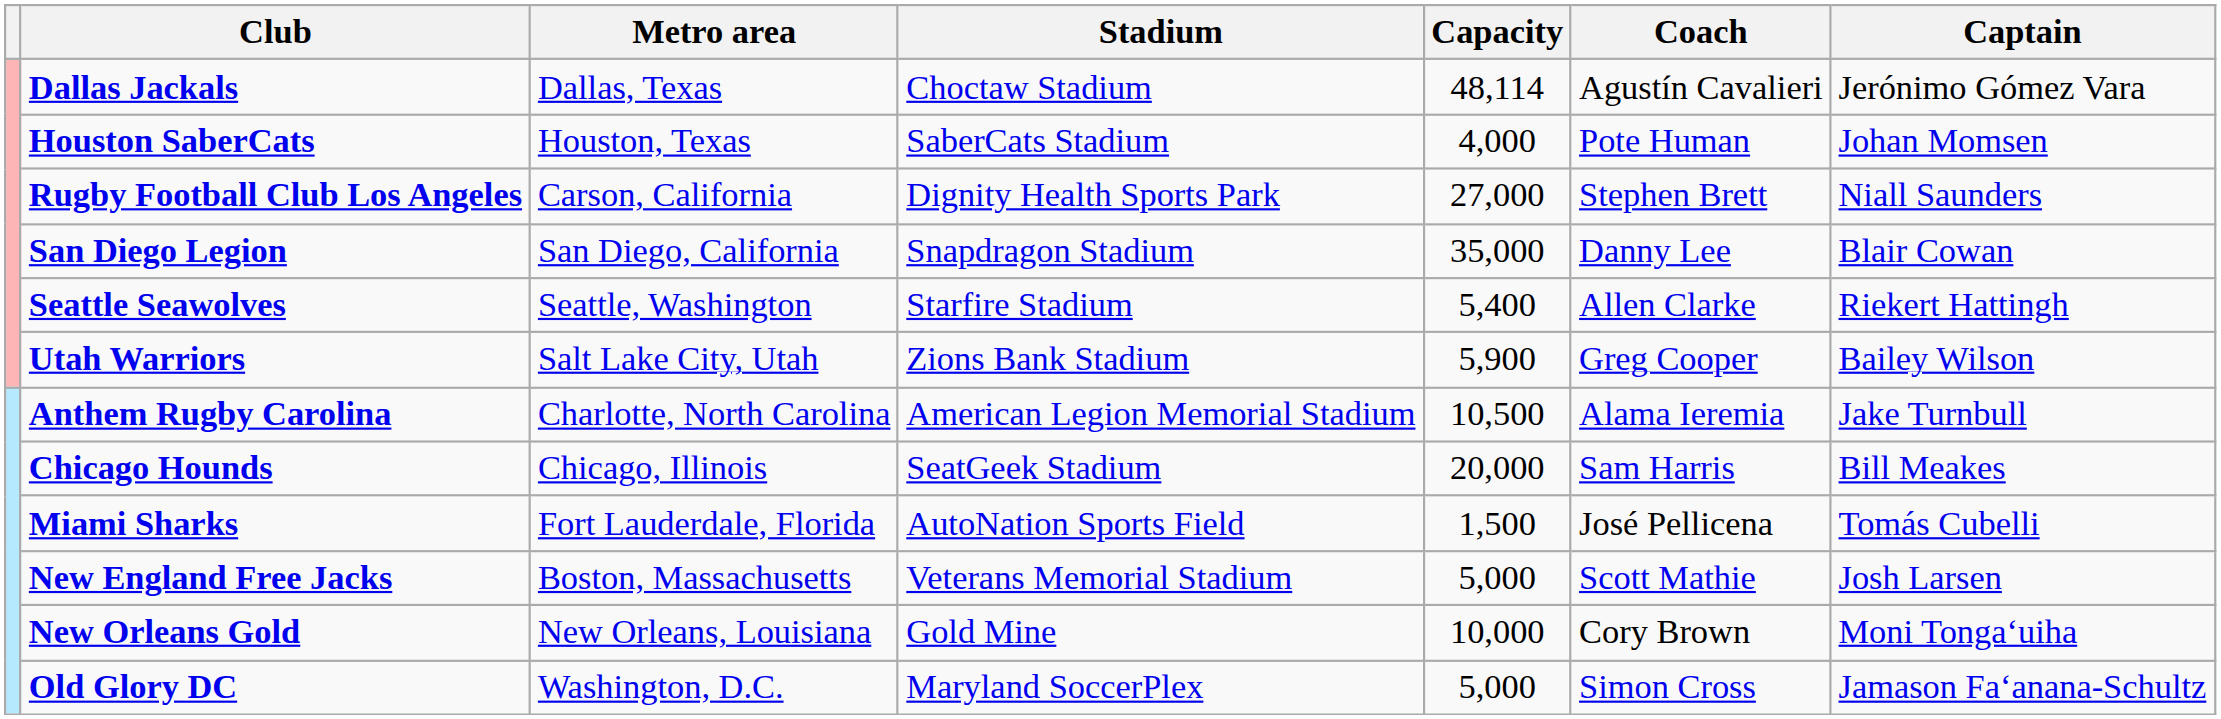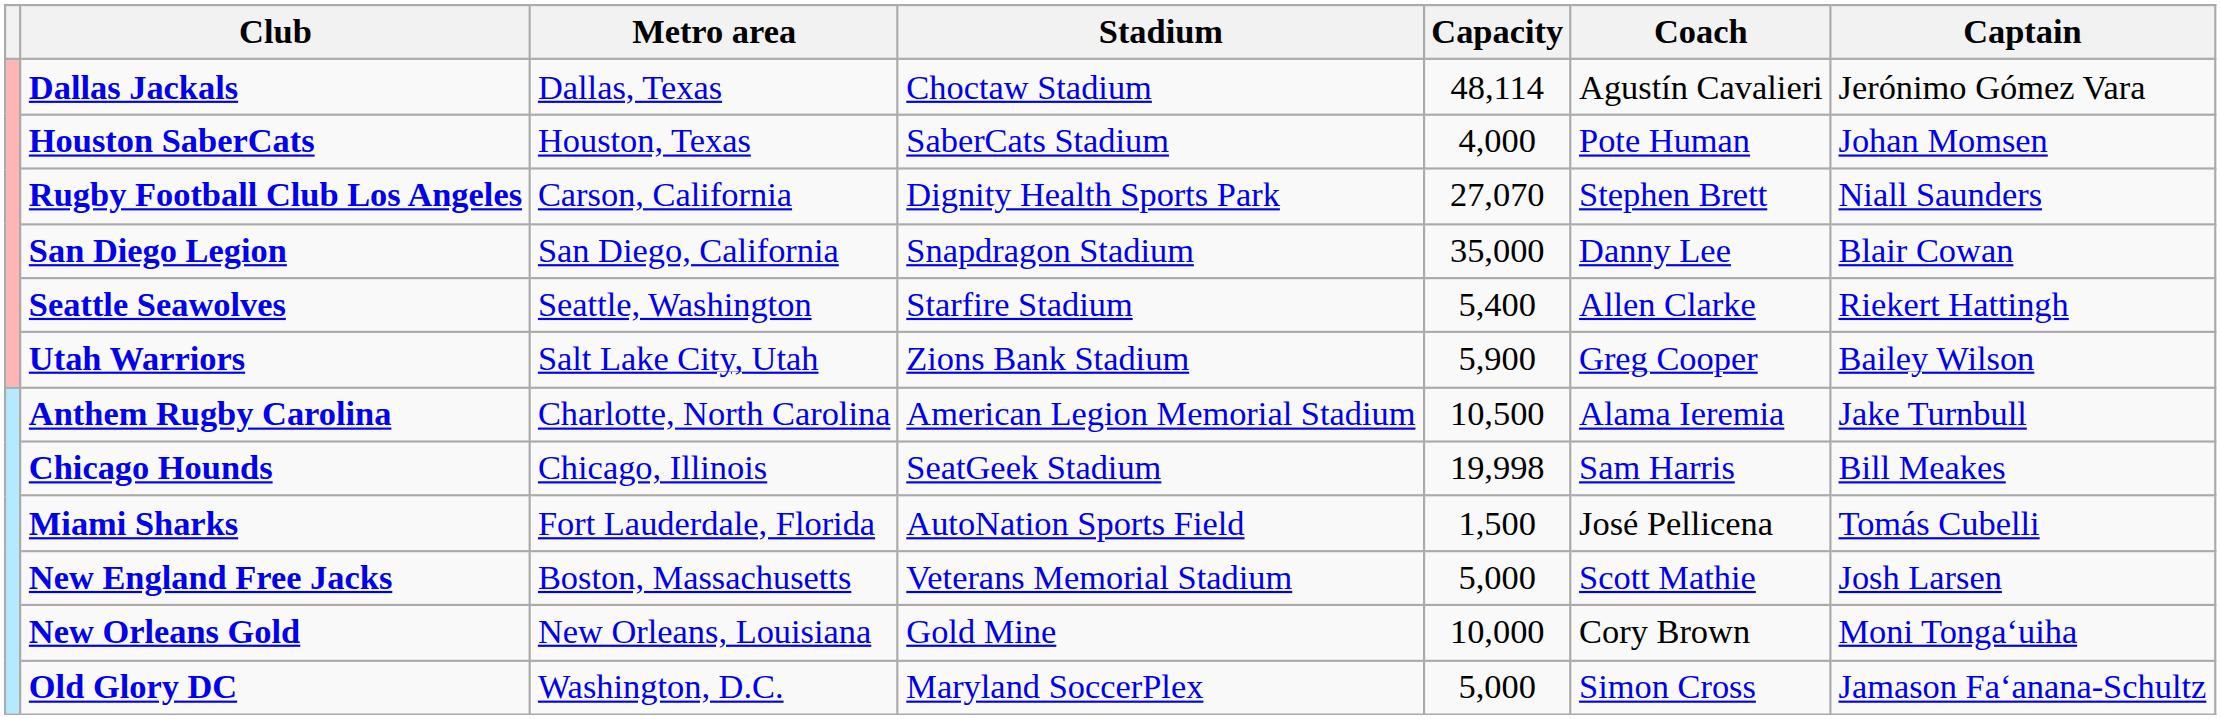(1497, 195) 27,000 -> (1497, 195) 27,070
(1497, 468) 20,000 -> (1497, 468) 19,998
